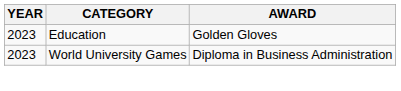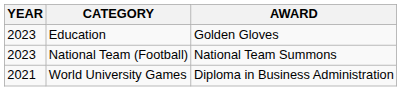+ row: (118, 55)
(22, 55) 2023 -> (22, 75) 2021
